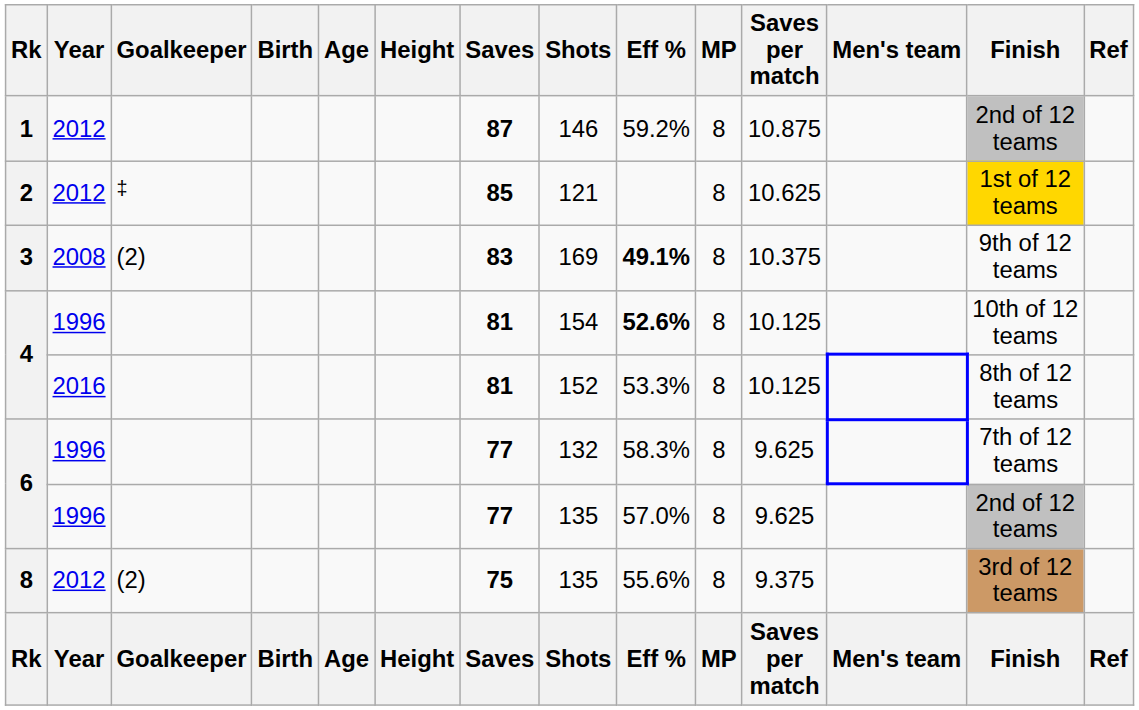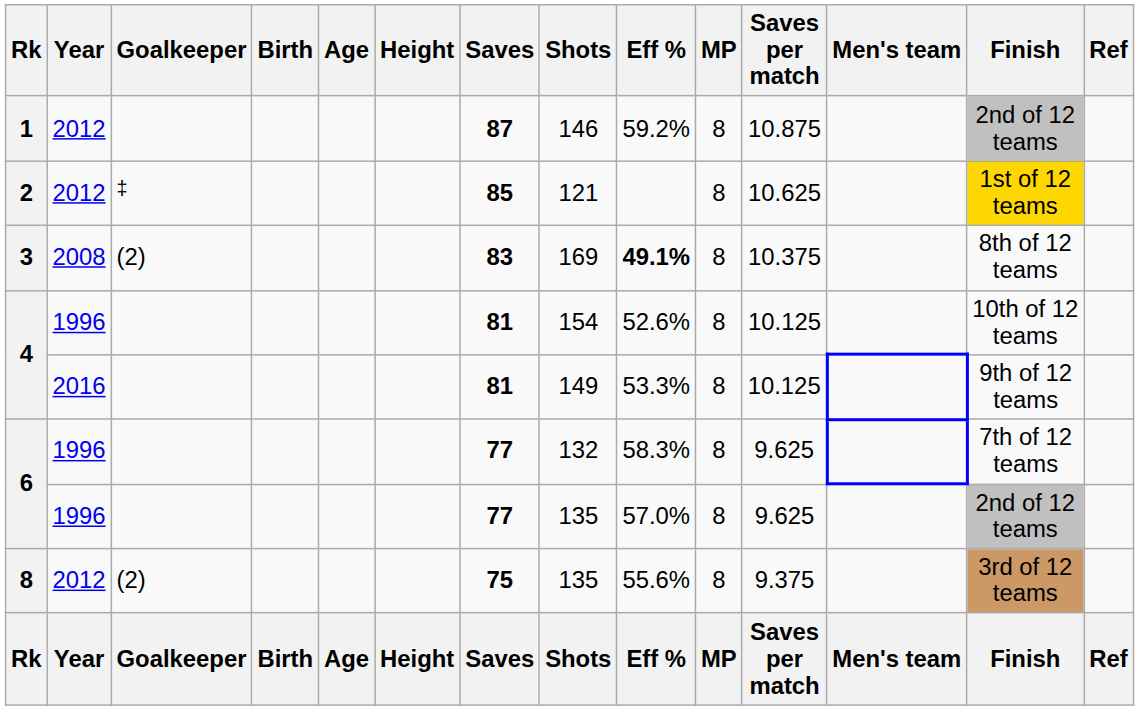(1025, 257) 9th of 12 teams -> (1025, 257) 8th of 12 teams
(656, 322) bold -> (656, 322) normal
(578, 386) 152 -> (578, 386) 149
(1026, 386) 8th of 12 teams -> (1026, 386) 9th of 12 teams
